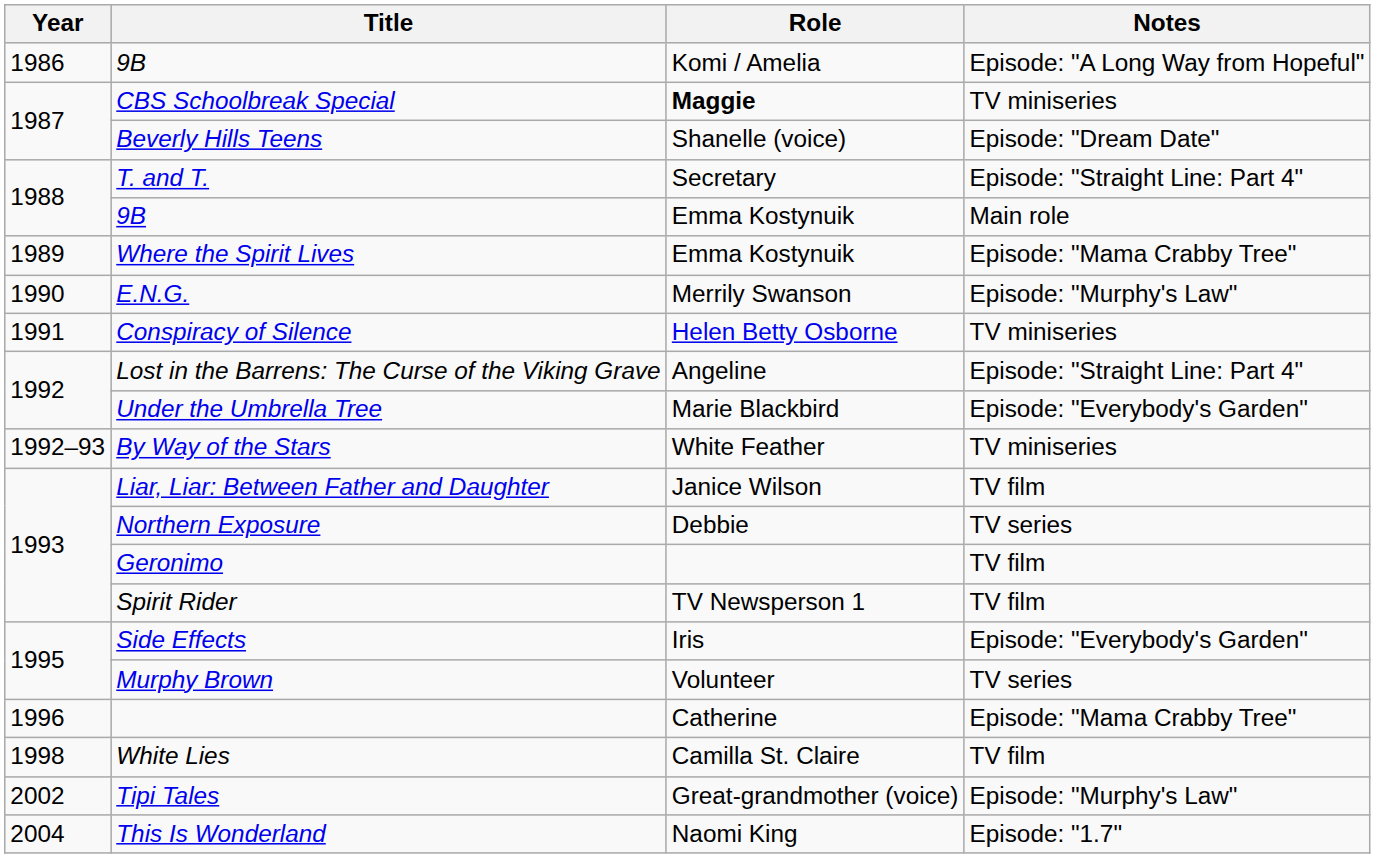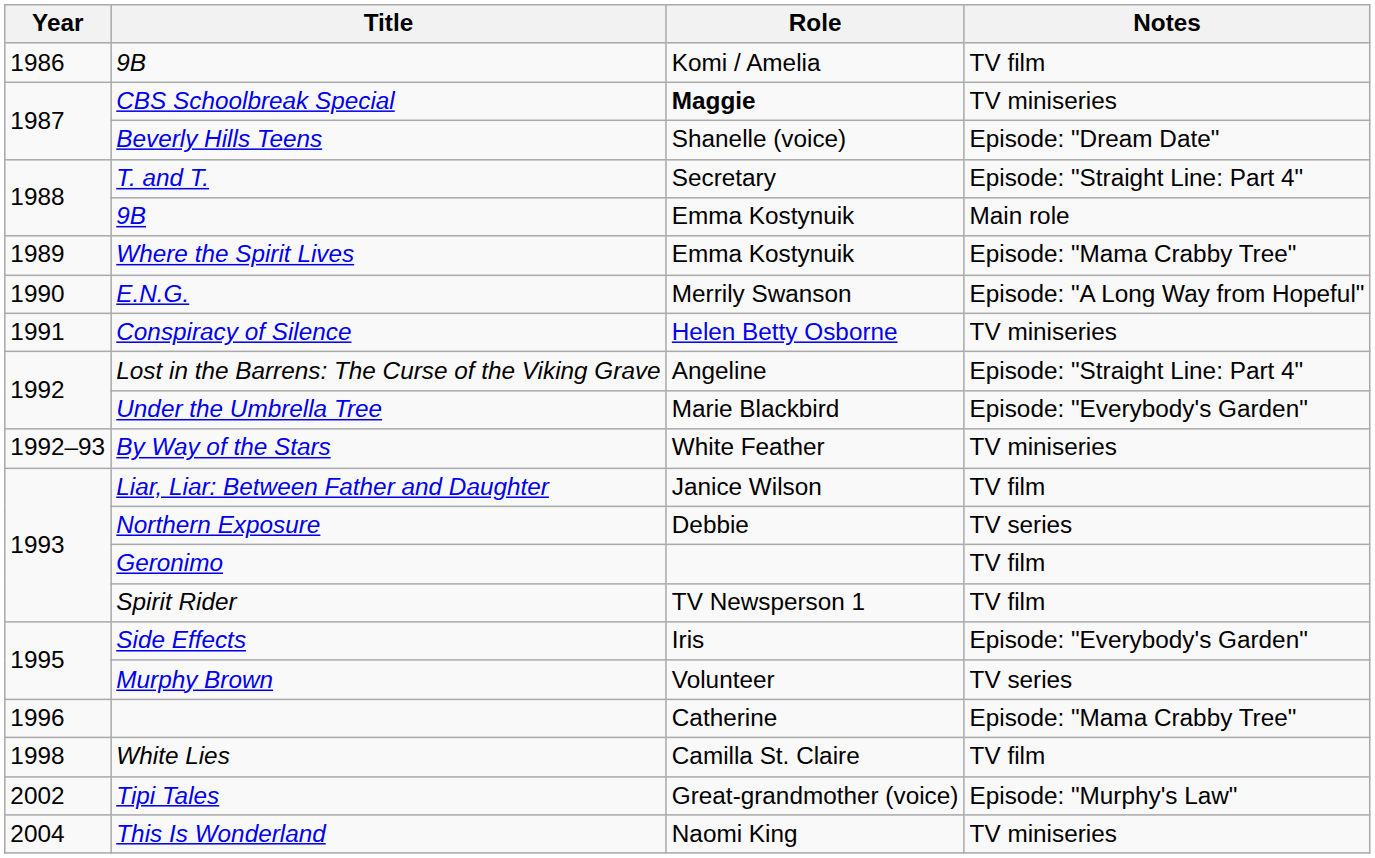(1167, 62) Episode: "A Long Way from Hopeful" -> (1007, 62) TV film
(1104, 293) Episode: "Murphy's Law" -> (1167, 293) Episode: "A Long Way from Hopeful"
(1046, 833) Episode: "1.7" -> (1043, 833) TV miniseries
